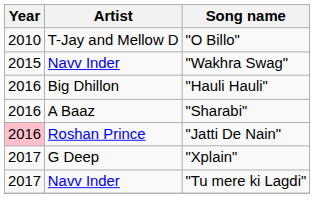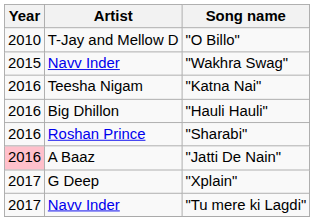+ row: (223, 87)
(71, 110) A Baaz -> (97, 134) Roshan Prince
(97, 134) Roshan Prince -> (71, 157) A Baaz
